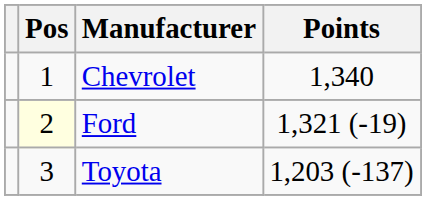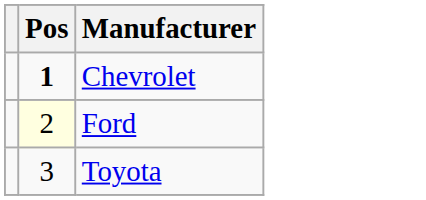- column: (342, 28)
(47, 76) normal -> (47, 76) bold
